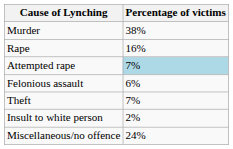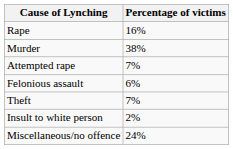rows swapped: (23, 30) <-> (18, 48)
(133, 65) lightblue background -> (133, 65) no background
